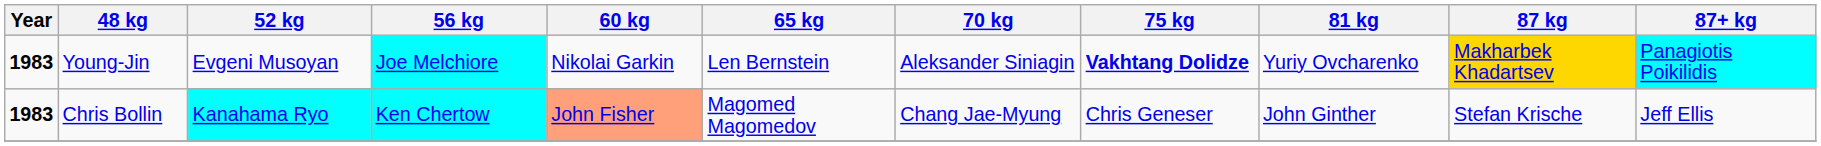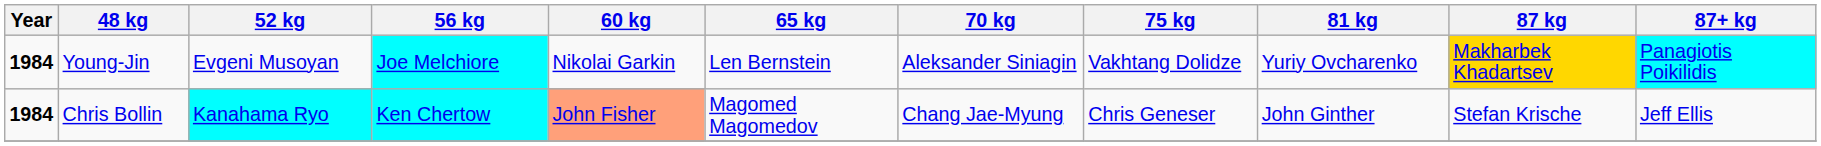(31, 62) 1983 -> (31, 62) 1984
(1167, 62) bold -> (1165, 62) normal
(31, 115) 1983 -> (31, 115) 1984
